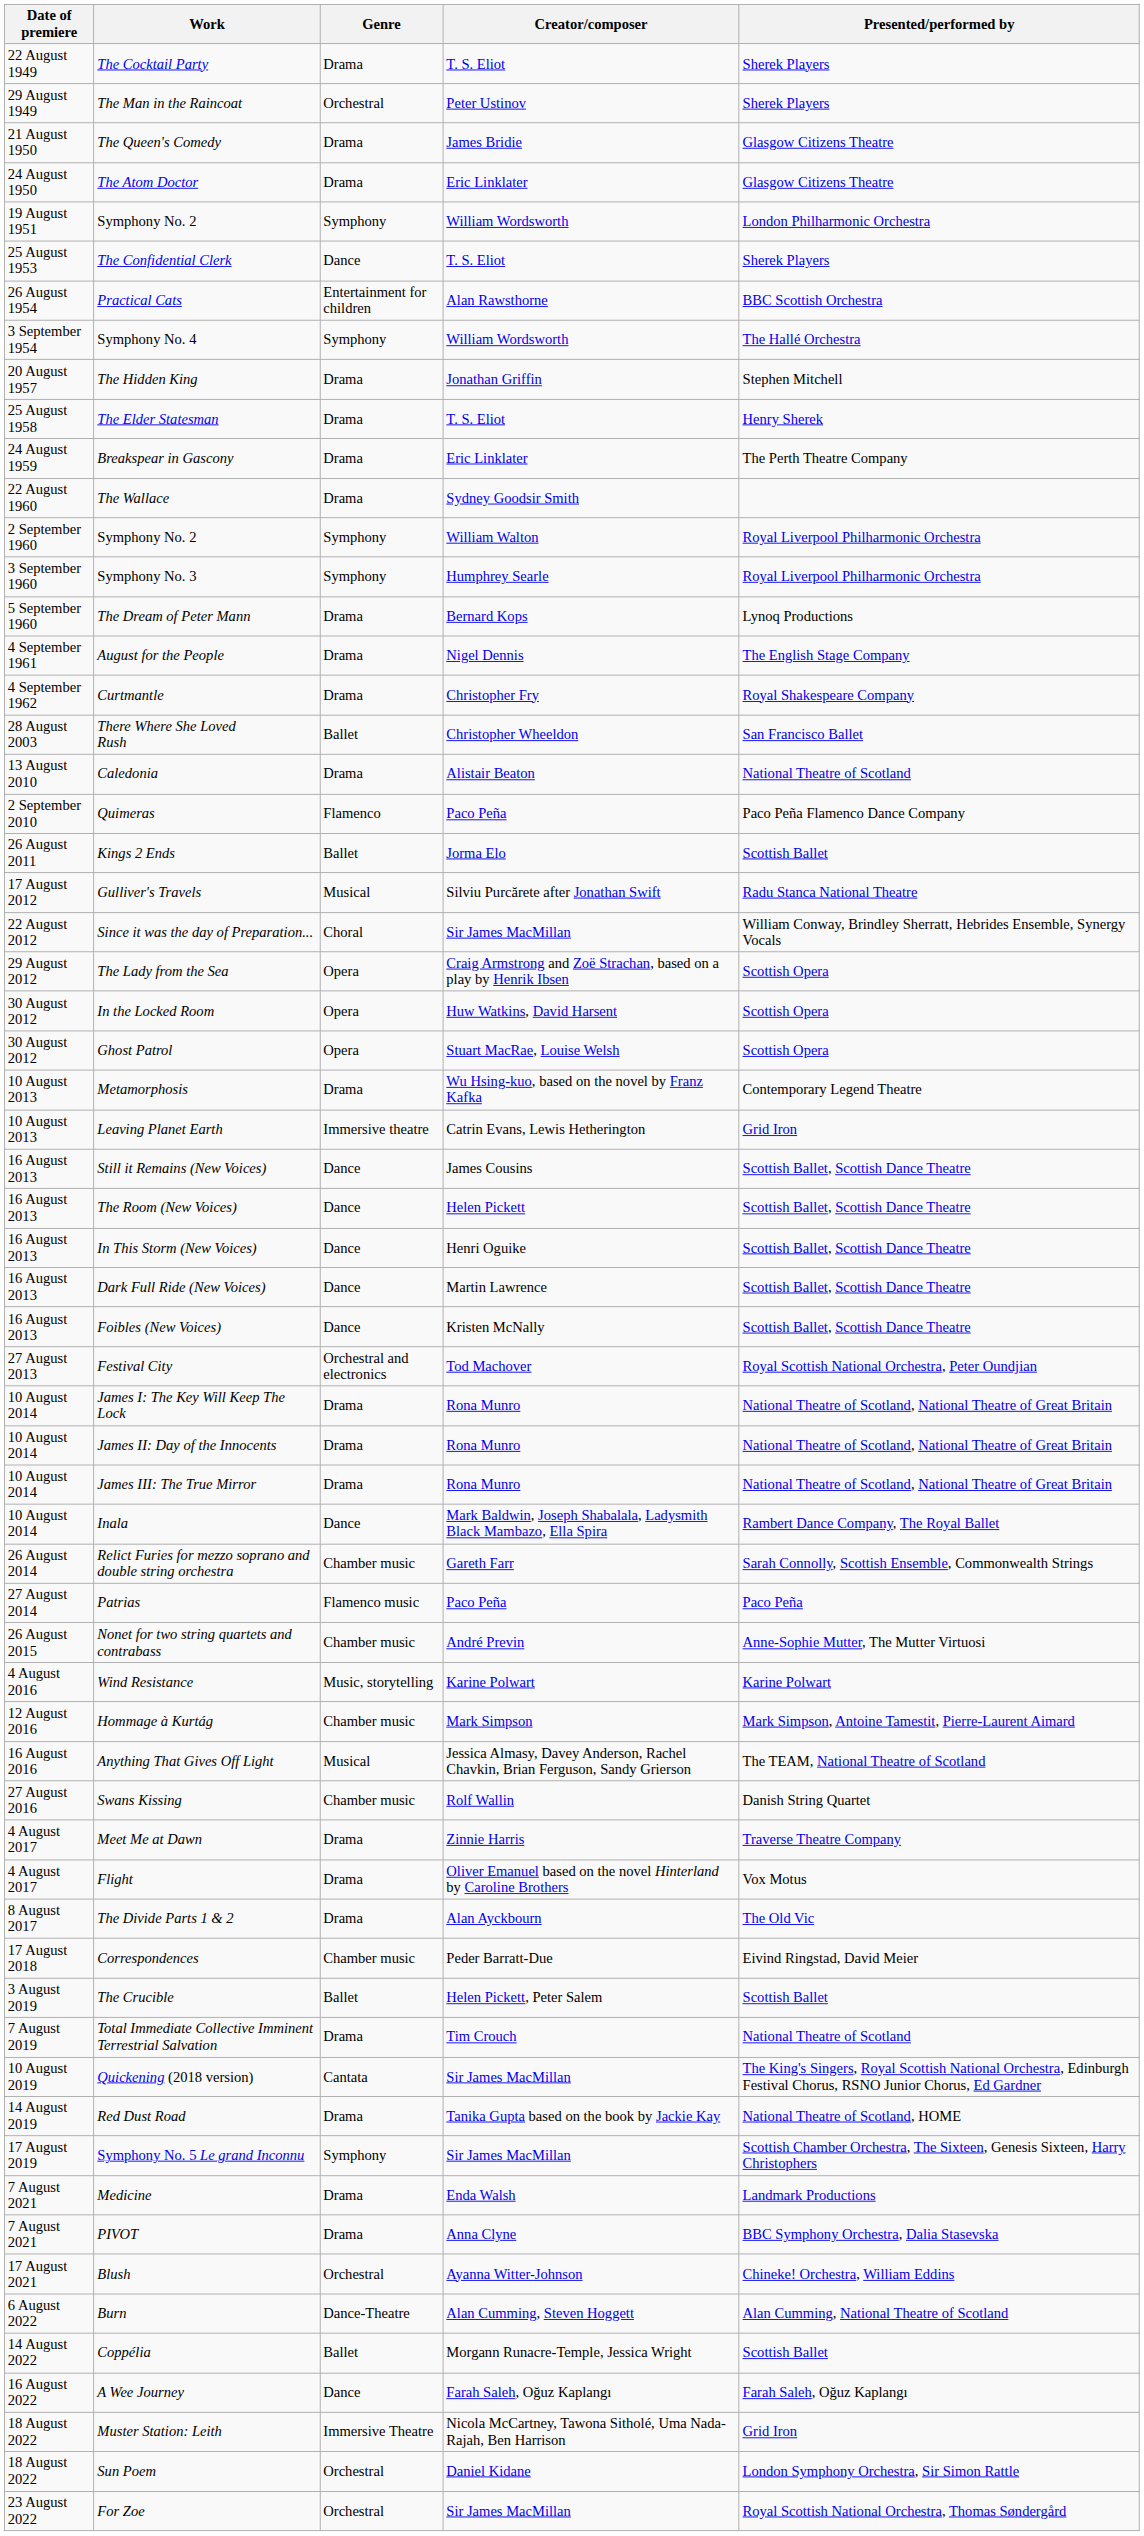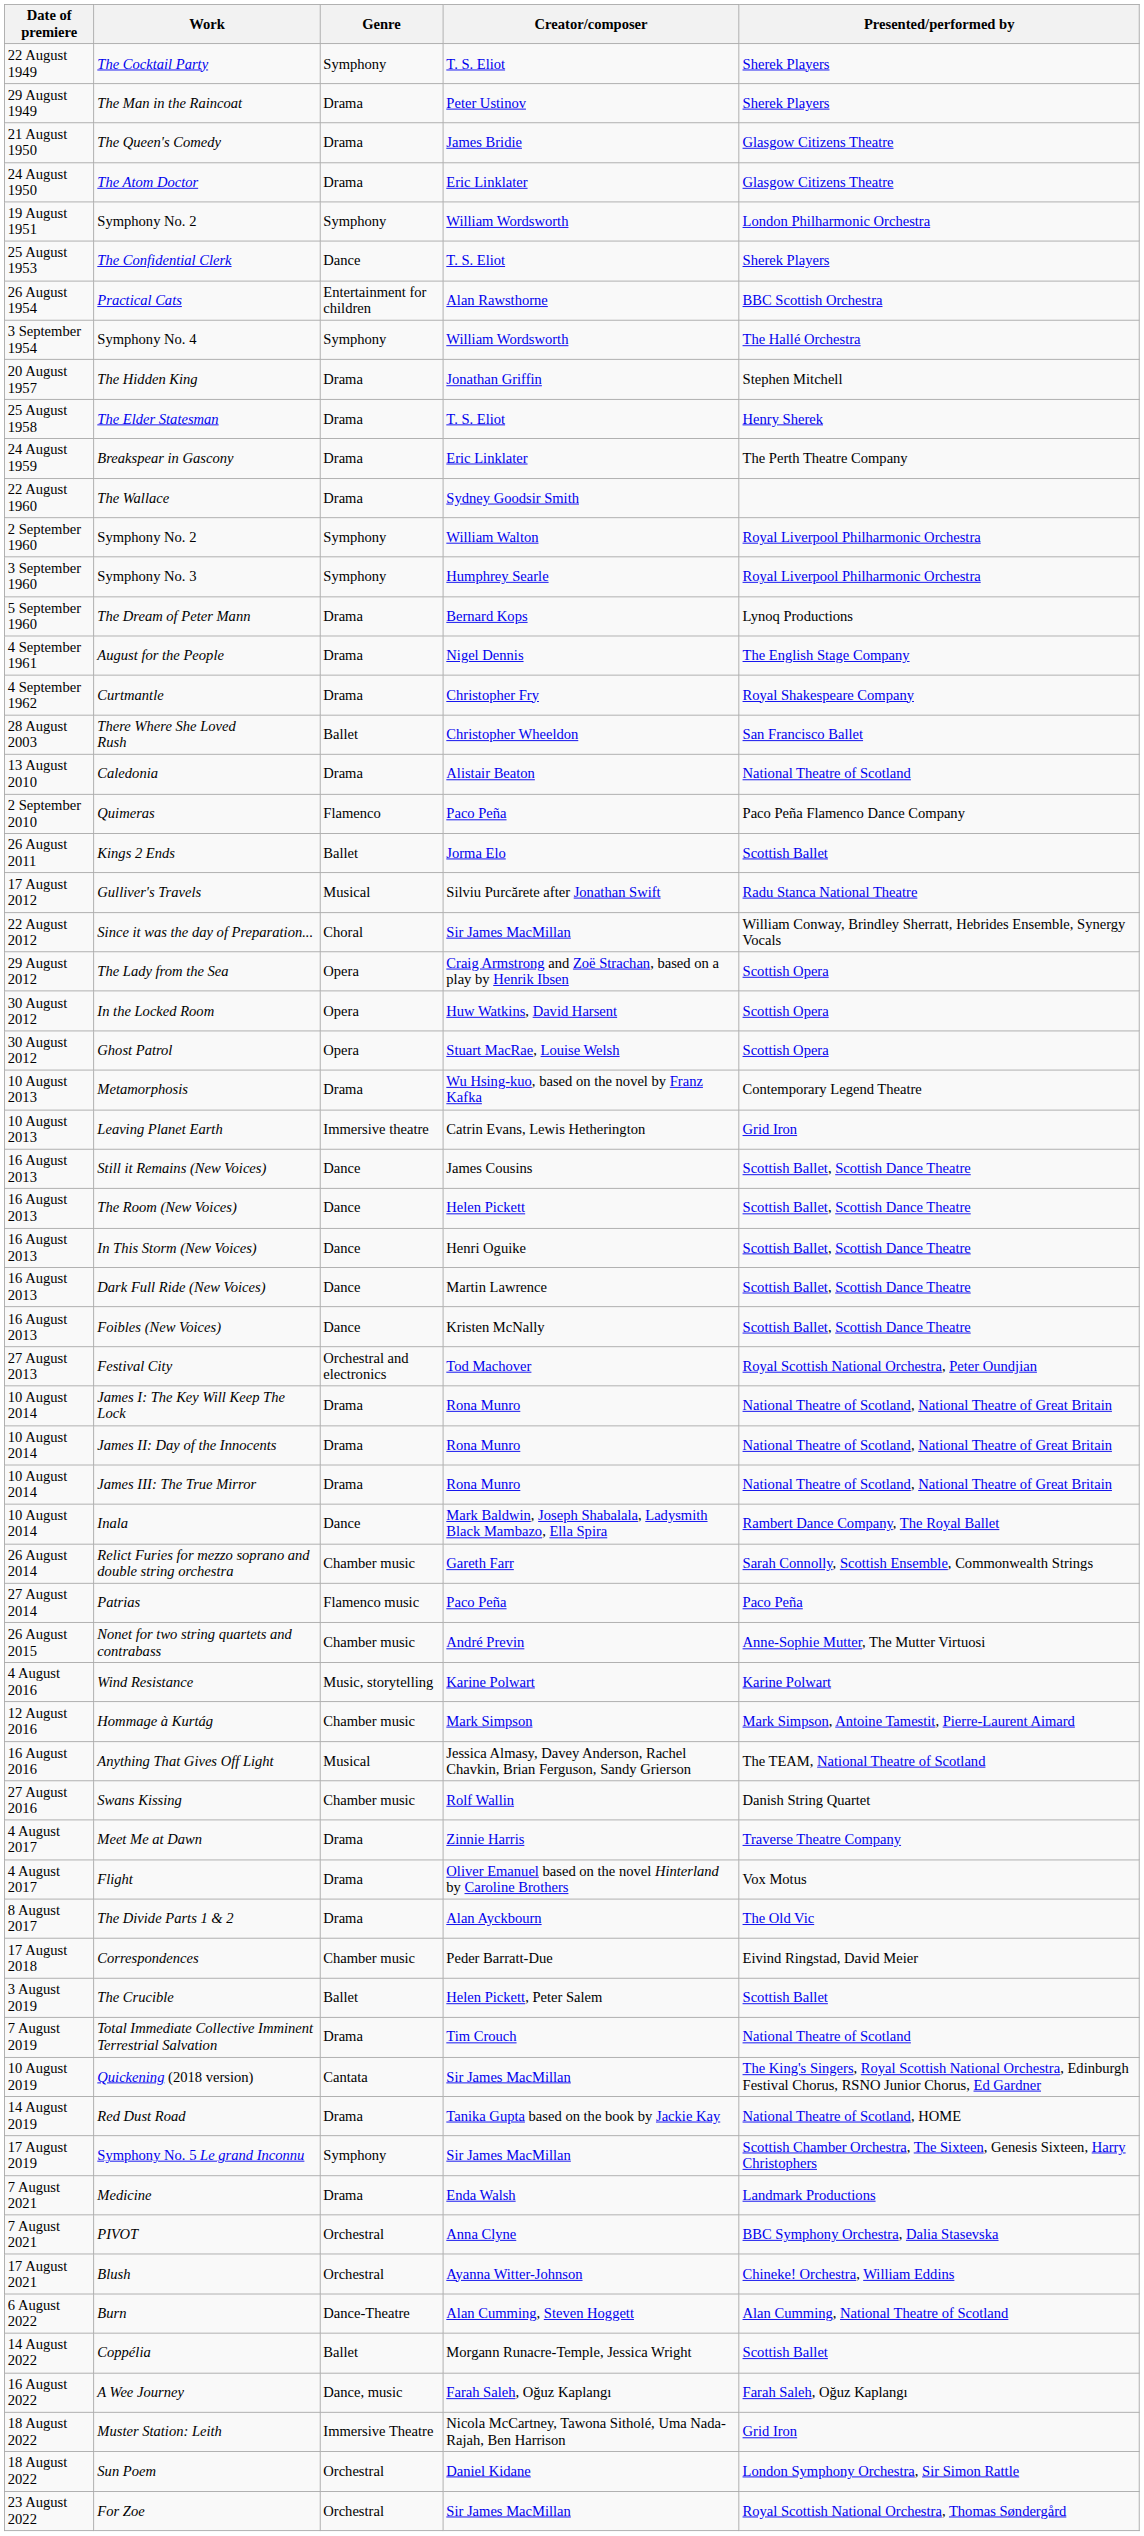(343, 63) Drama -> (355, 63) Symphony
(354, 103) Orchestral -> (343, 103) Drama
(343, 2234) Drama -> (354, 2234) Orchestral
(342, 2392) Dance -> (363, 2392) Dance, music
